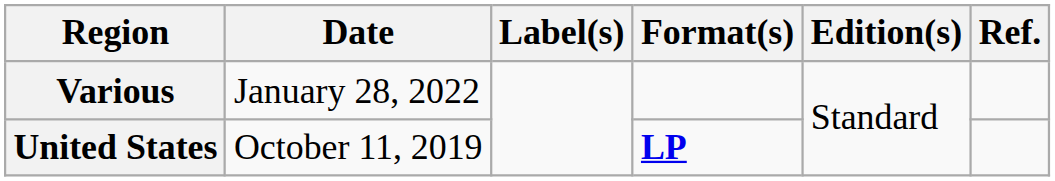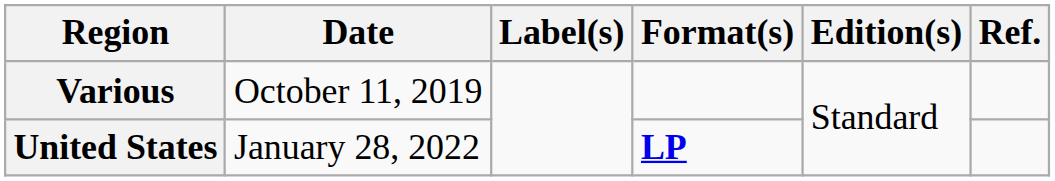(357, 89) January 28, 2022 -> (358, 89) October 11, 2019
(358, 146) October 11, 2019 -> (357, 146) January 28, 2022
